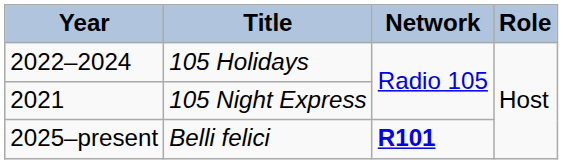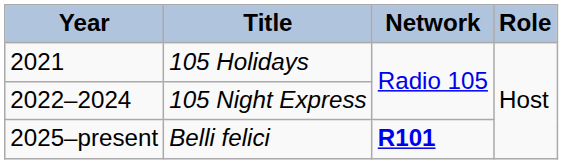(71, 61) 2022–2024 -> (37, 61) 2021
(37, 100) 2021 -> (71, 100) 2022–2024
